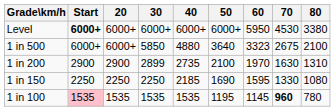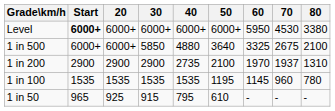(258, 47) 3323 -> (258, 47) 3325
(153, 64) 2899 -> (153, 64) 2900
(287, 64) 1630 -> (287, 64) 1937
- row: (26, 81)
(83, 98) pink background -> (83, 81) no background
(284, 98) bold -> (284, 81) normal
+ row: (23, 98)
